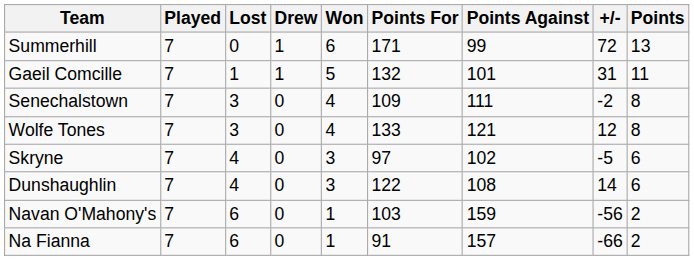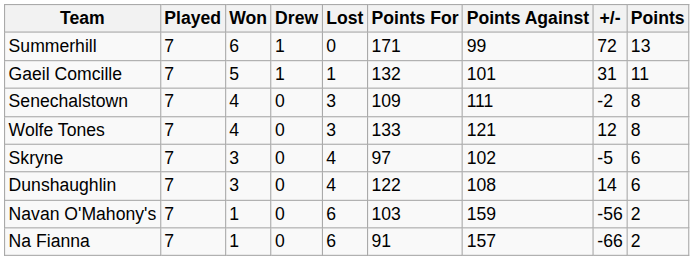columns swapped: (344, 18) <-> (248, 18)
